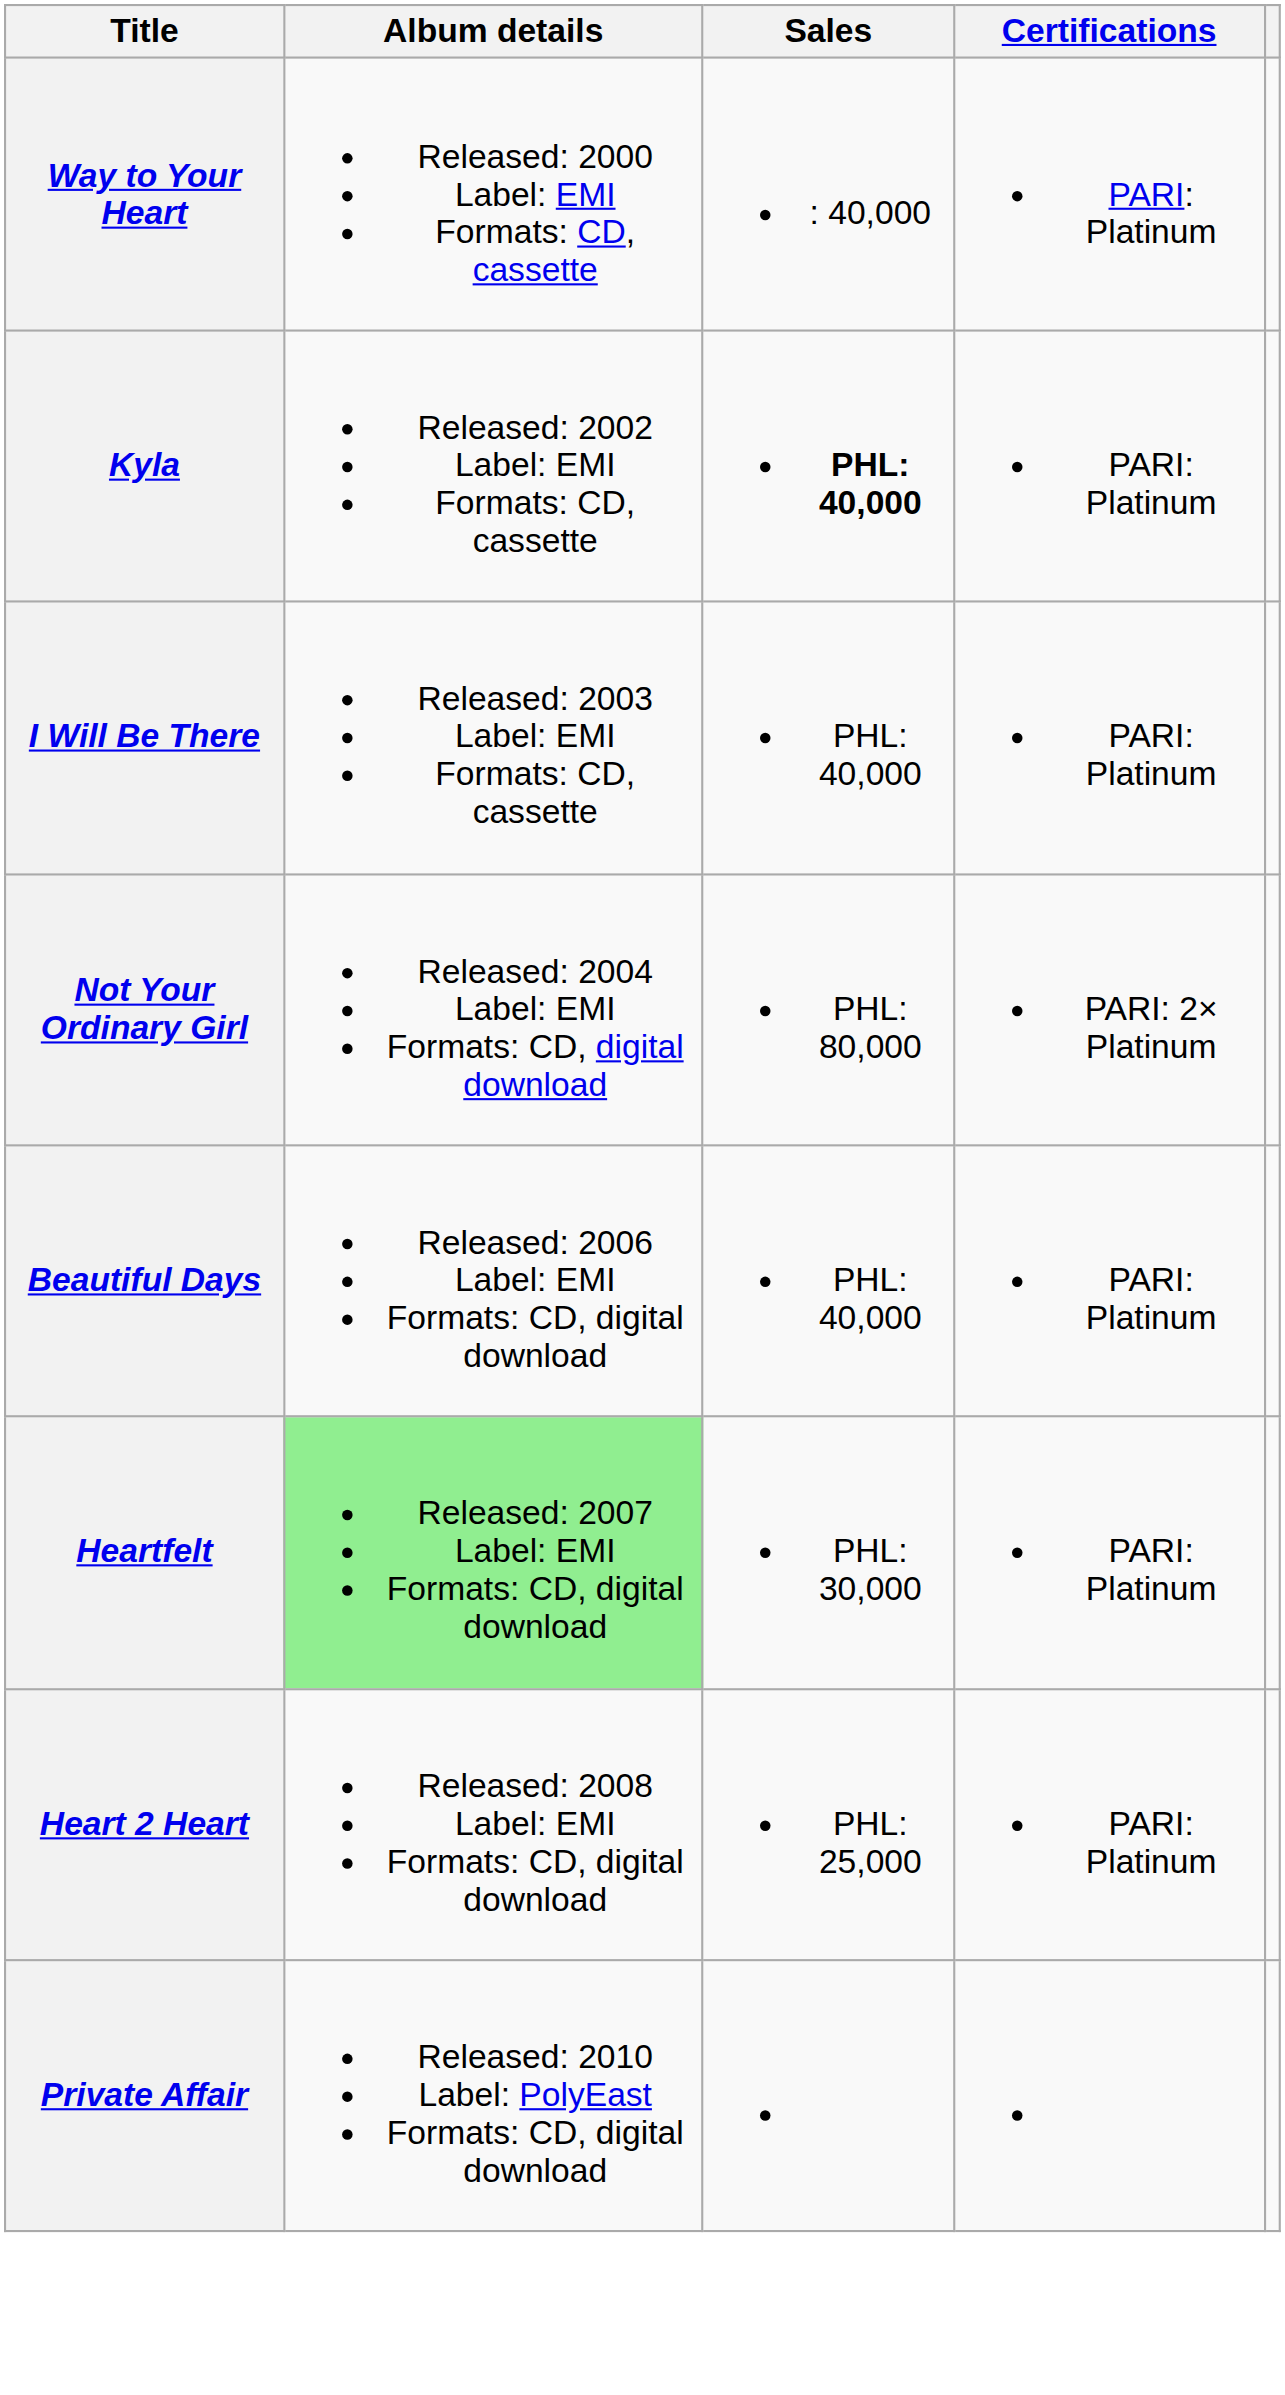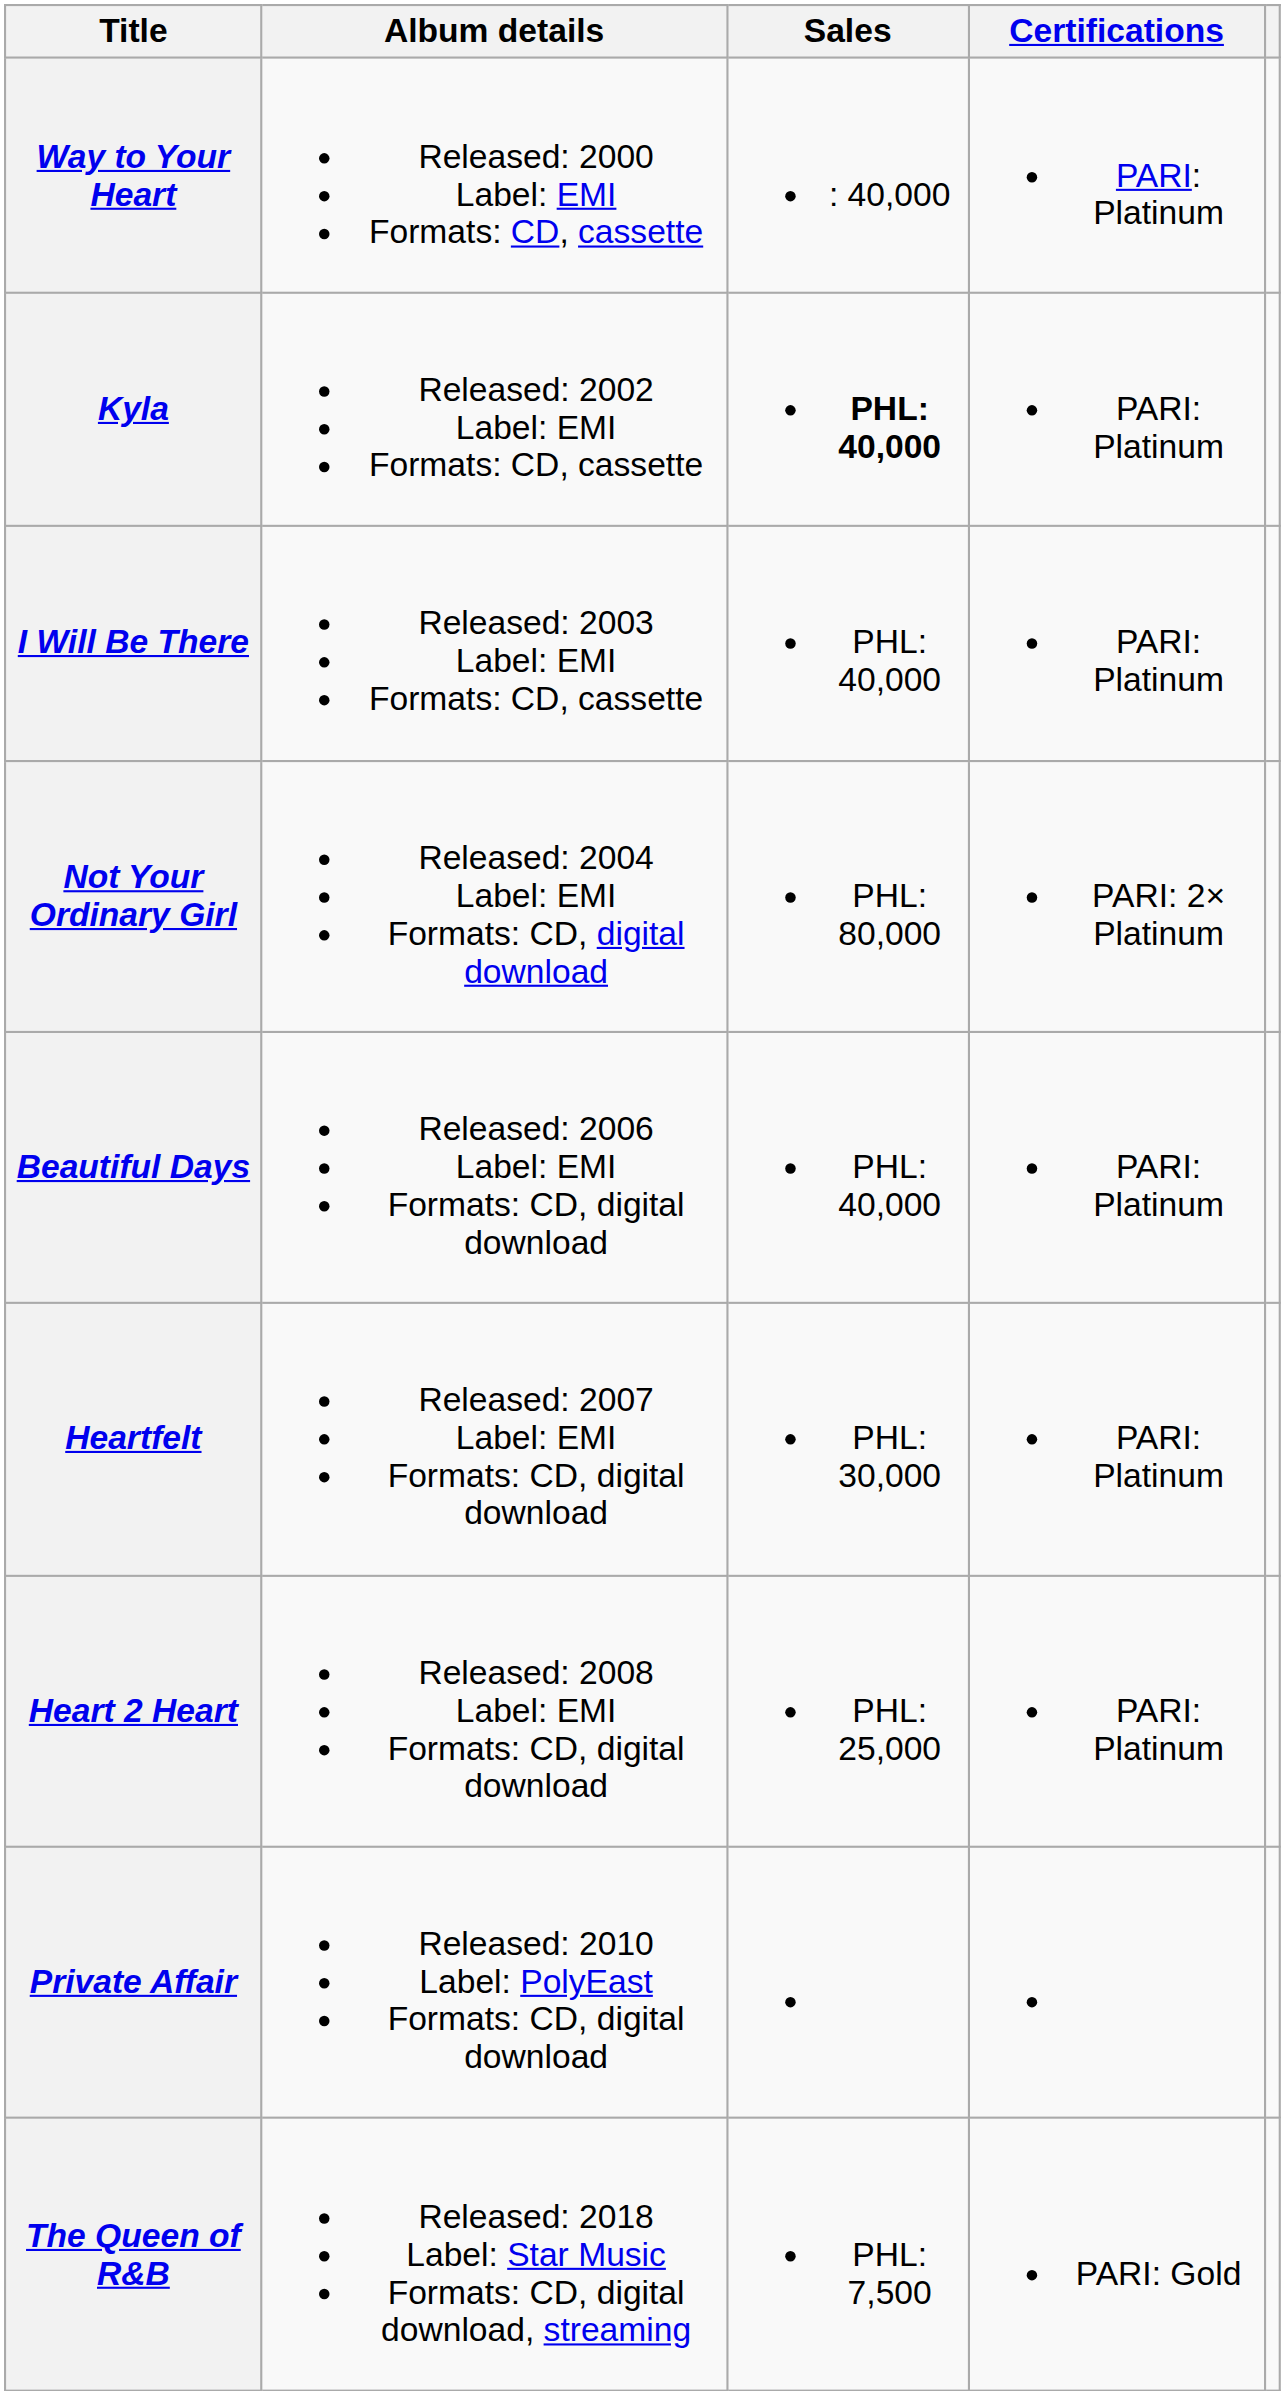(493, 1572) lightgreen background -> (494, 1458) no background
+ row: (133, 2253)
